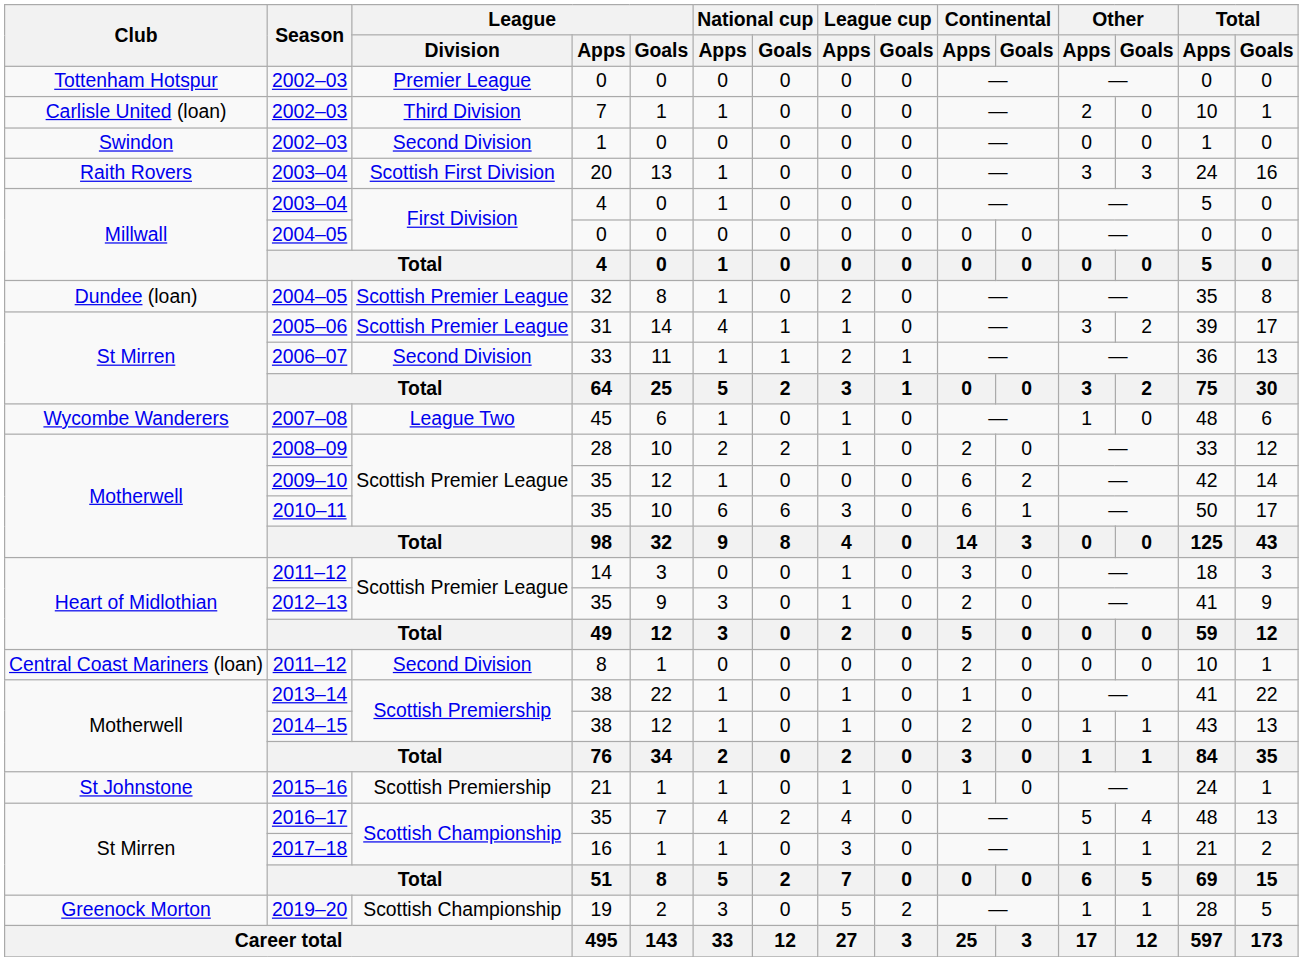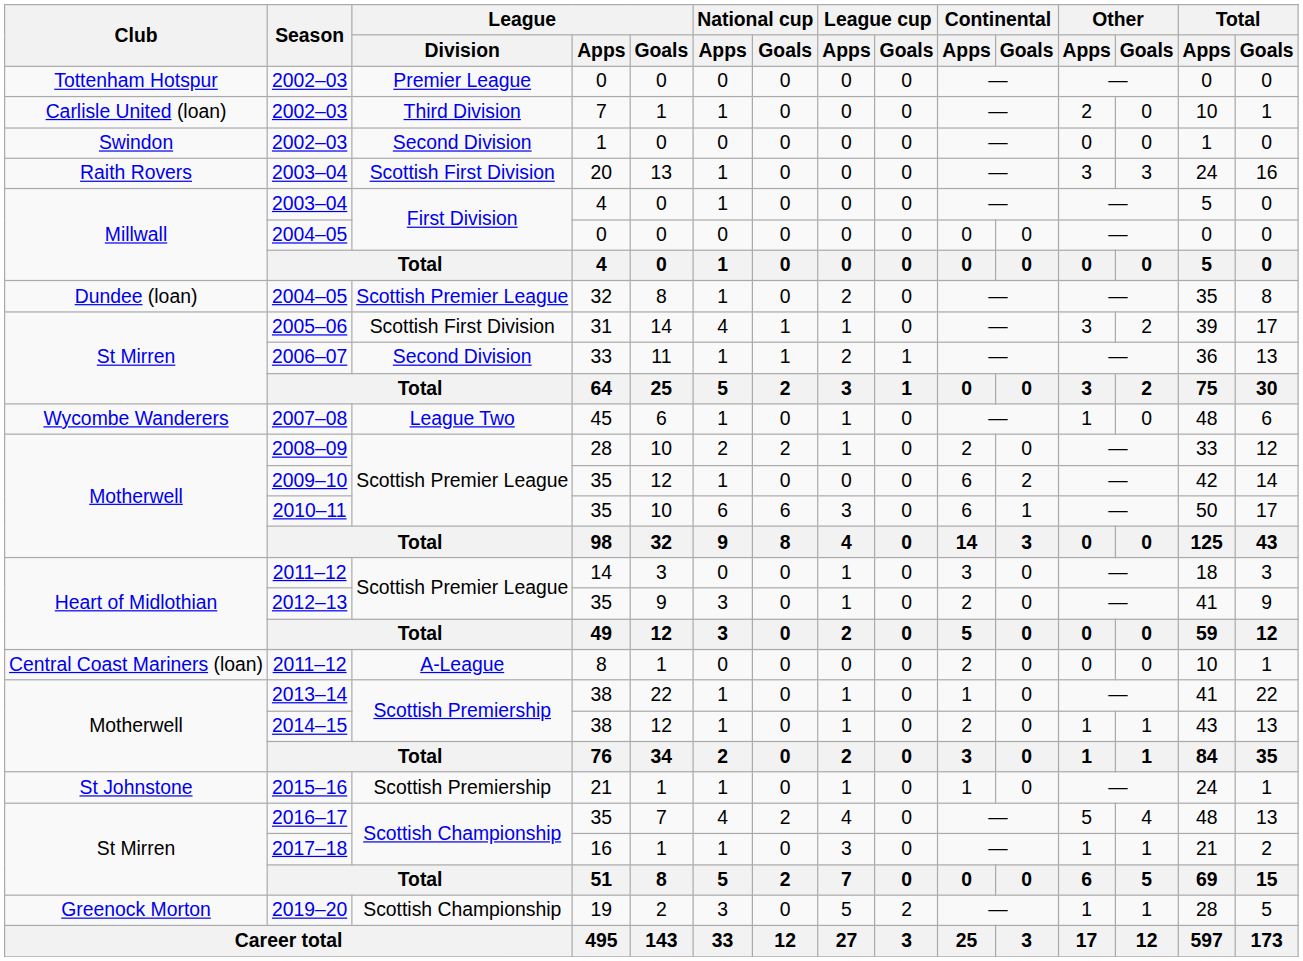(462, 326) Scottish Premier League -> (462, 326) Scottish First Division
(462, 664) Second Division -> (462, 664) A-League
